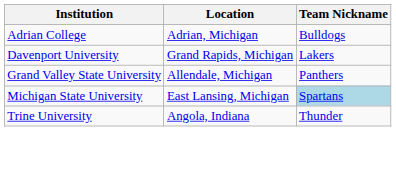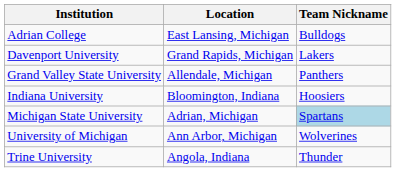(212, 34) Adrian, Michigan -> (228, 34) East Lansing, Michigan
+ row: (55, 95)
(228, 95) East Lansing, Michigan -> (212, 116) Adrian, Michigan
+ row: (67, 136)
